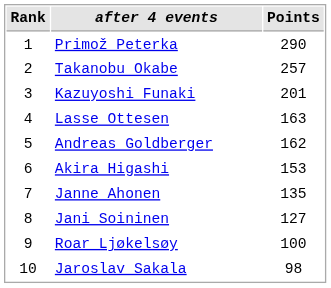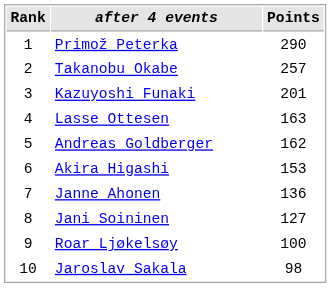(293, 194) 135 -> (293, 194) 136
